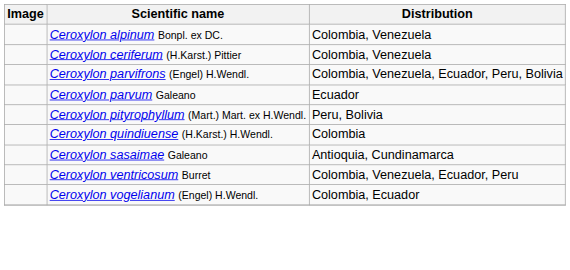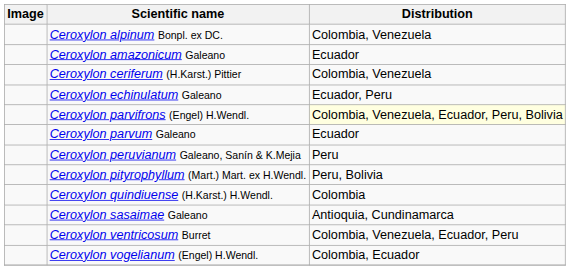+ row: (137, 54)
+ row: (136, 94)
(437, 74) no background -> (437, 114) lightyellow background
+ row: (175, 154)
